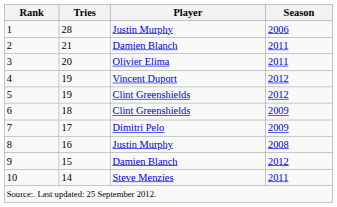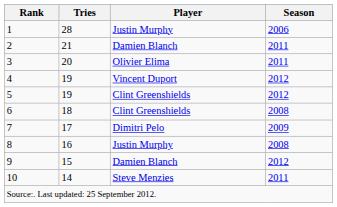(278, 111) 2009 -> (278, 111) 2008
